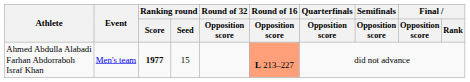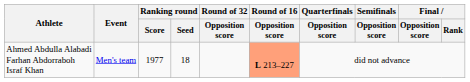(155, 60) bold -> (155, 60) normal
(185, 60) 15 -> (185, 60) 18
